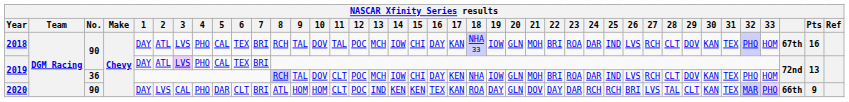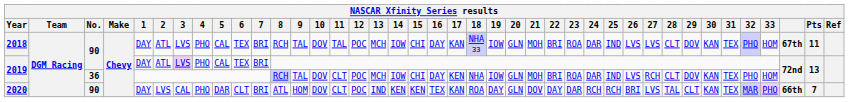(653, 43) RCH -> (653, 43) LVS
(814, 43) 16 -> (814, 43) 11
(320, 90) HOM -> (320, 90) DOV
(814, 90) 9 -> (814, 90) 7
